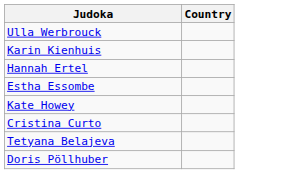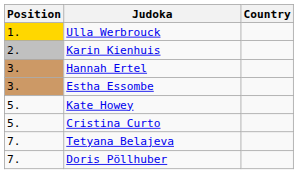+ column: (34, 14)
